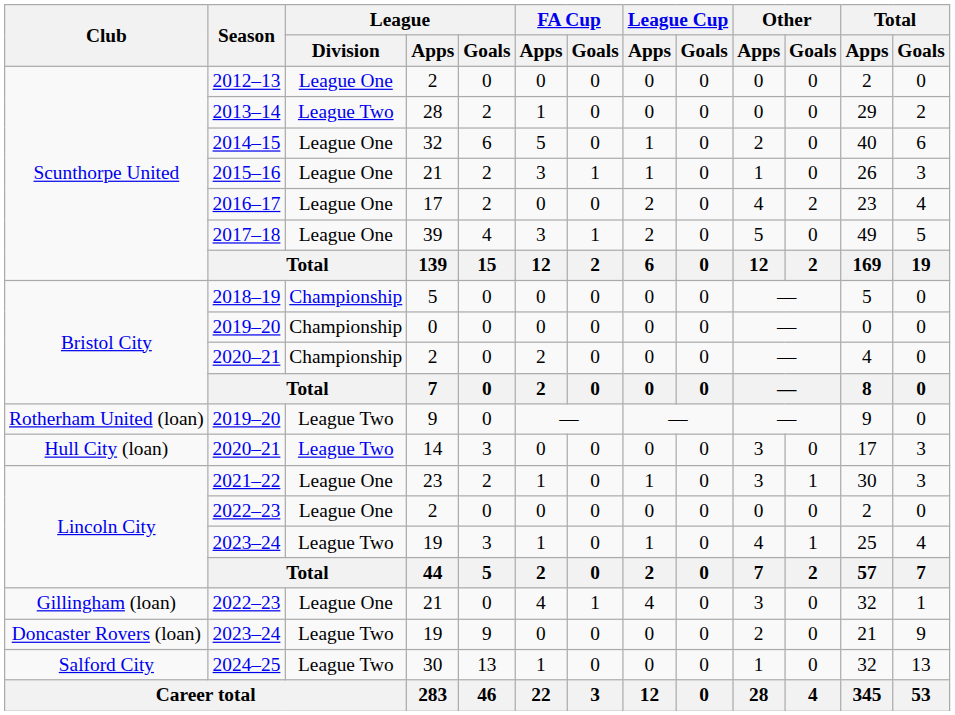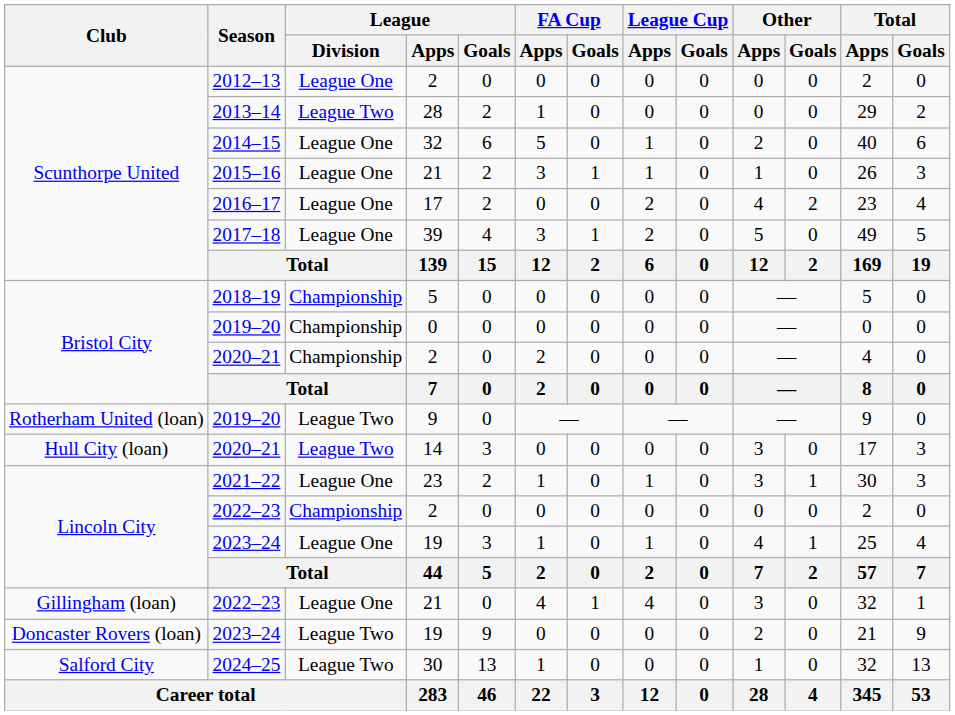(346, 511) League One -> (346, 511) Championship
(346, 541) League Two -> (346, 541) League One
